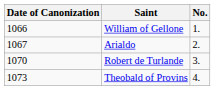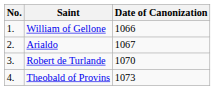columns swapped: (200, 12) <-> (53, 12)
